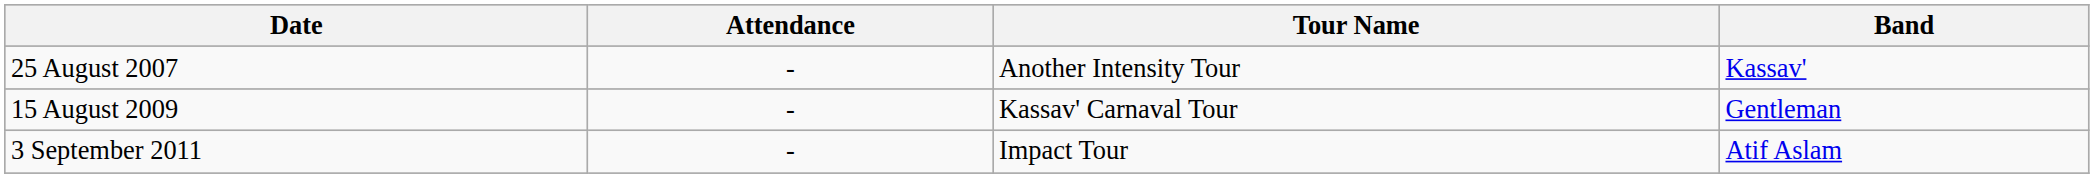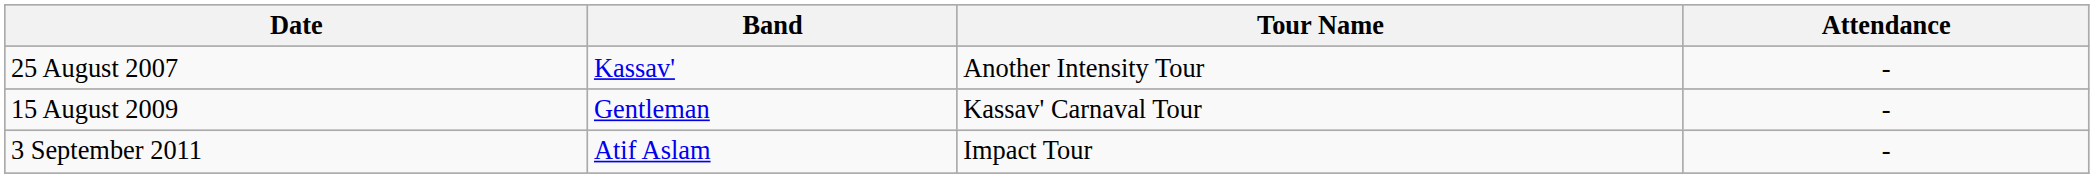columns swapped: (1904, 25) <-> (790, 25)
